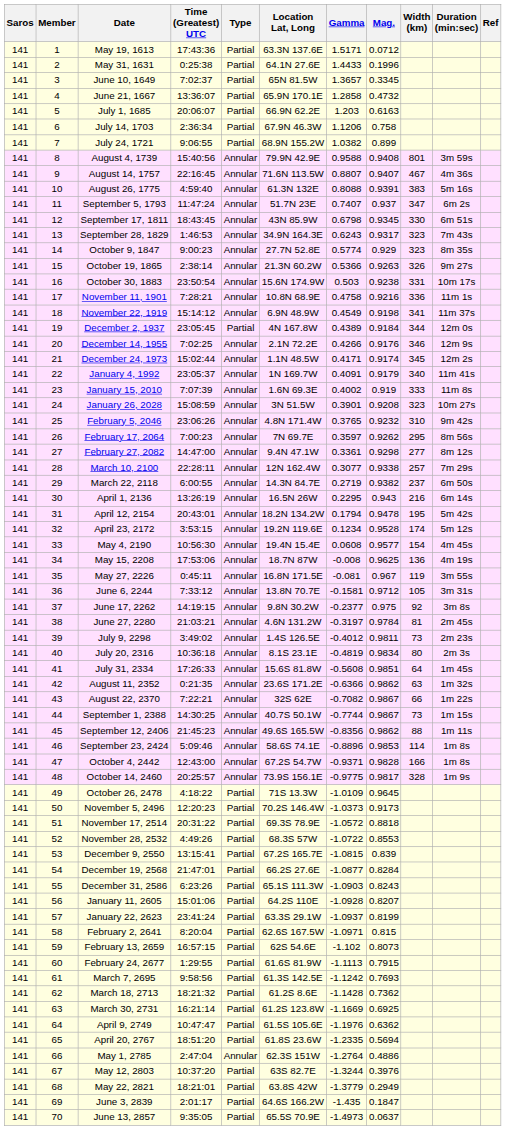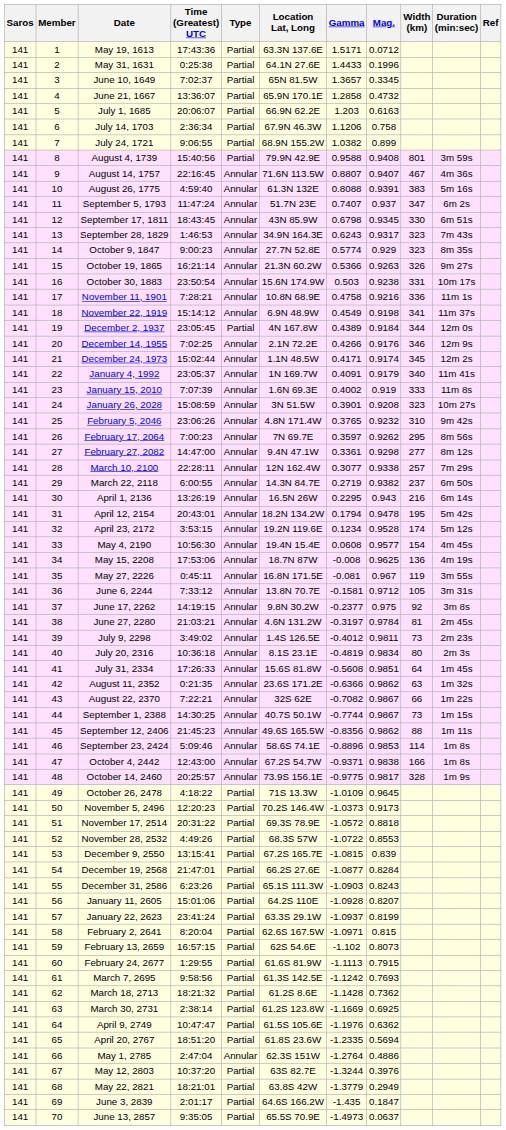(240, 158) Annular -> (240, 158) Partial
(196, 266) 2:38:14 -> (196, 266) 16:21:14
(384, 761) 0.9828 -> (384, 761) 0.9838
(196, 1009) 16:21:14 -> (196, 1009) 2:38:14
